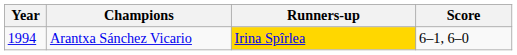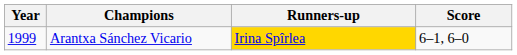(22, 38) 1994 -> (22, 38) 1999
